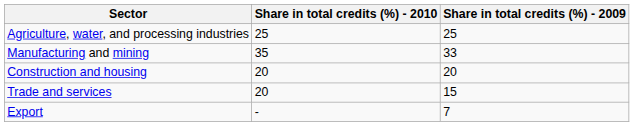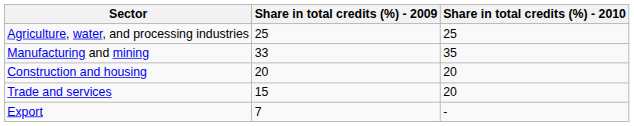columns swapped: (535, 14) <-> (346, 14)
